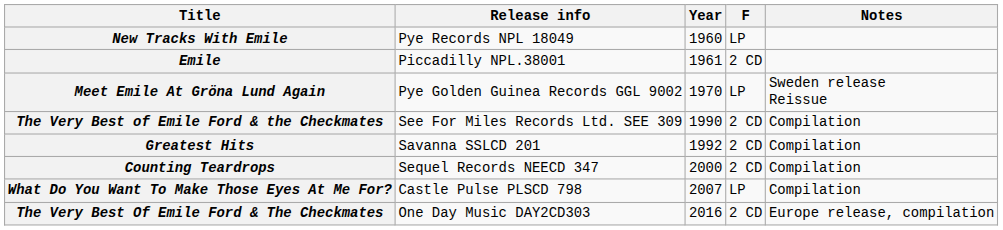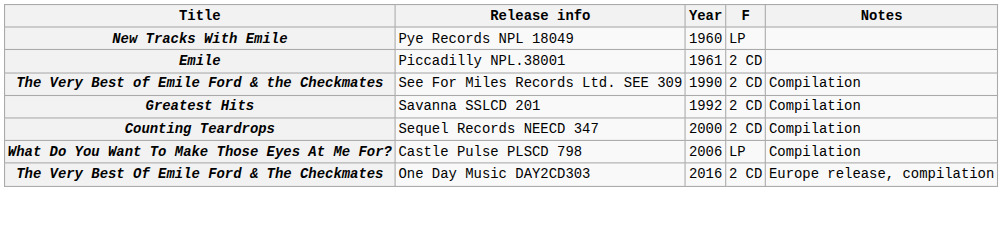- row: (200, 92)
(706, 191) 2007 -> (706, 152) 2006
